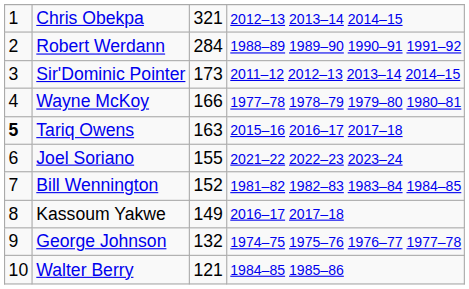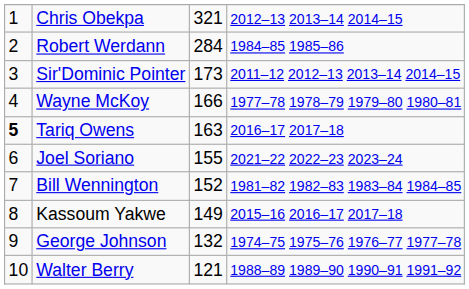(346, 46) 1988–89 1989–90 1990–91 1991–92 -> (287, 46) 1984–85 1985–86
(316, 130) 2015–16 2016–17 2017–18 -> (287, 130) 2016–17 2017–18
(287, 214) 2016–17 2017–18 -> (316, 214) 2015–16 2016–17 2017–18
(287, 270) 1984–85 1985–86 -> (346, 270) 1988–89 1989–90 1990–91 1991–92
